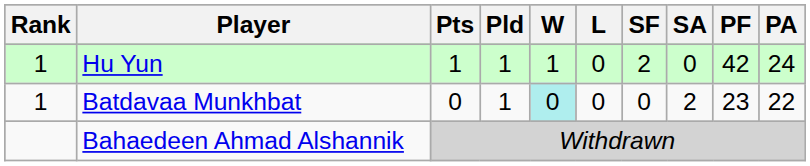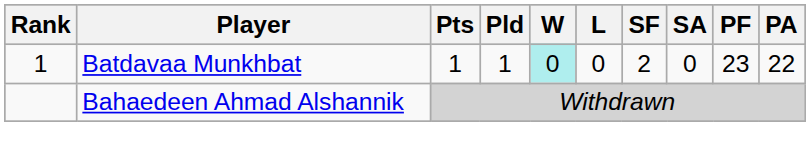- row: (123, 64)
(455, 103) 0 -> (455, 64) 1
(644, 103) 0 -> (644, 64) 2
(690, 103) 2 -> (690, 64) 0
